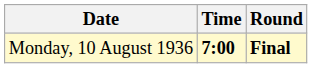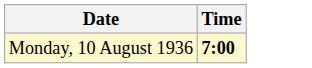- column: (276, 18)
